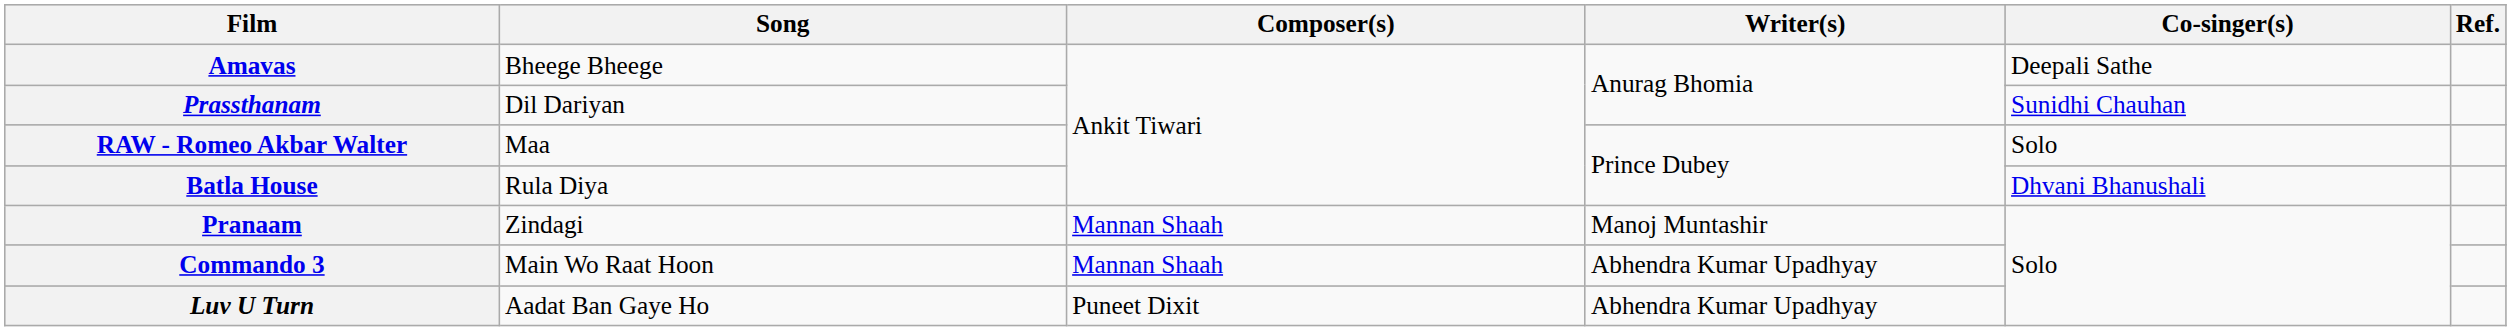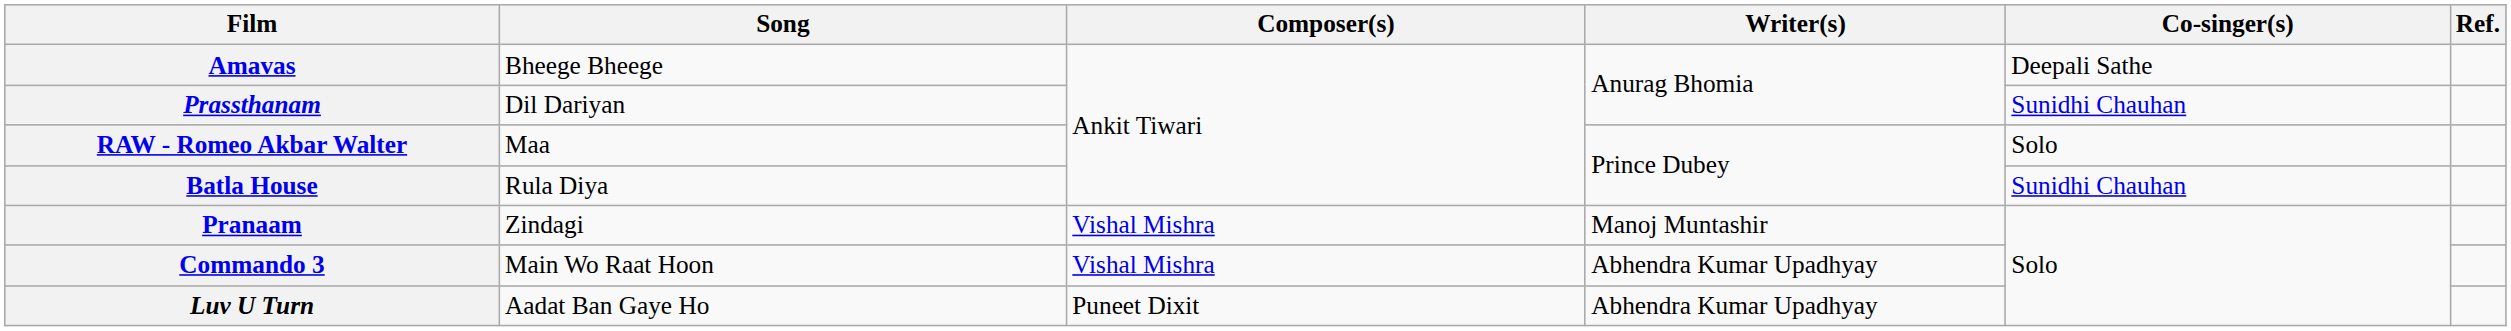(2108, 184) Dhvani Bhanushali -> (2099, 184) Sunidhi Chauhan
(1148, 225) Mannan Shaah -> (1144, 225) Vishal Mishra
(1148, 265) Mannan Shaah -> (1144, 265) Vishal Mishra
